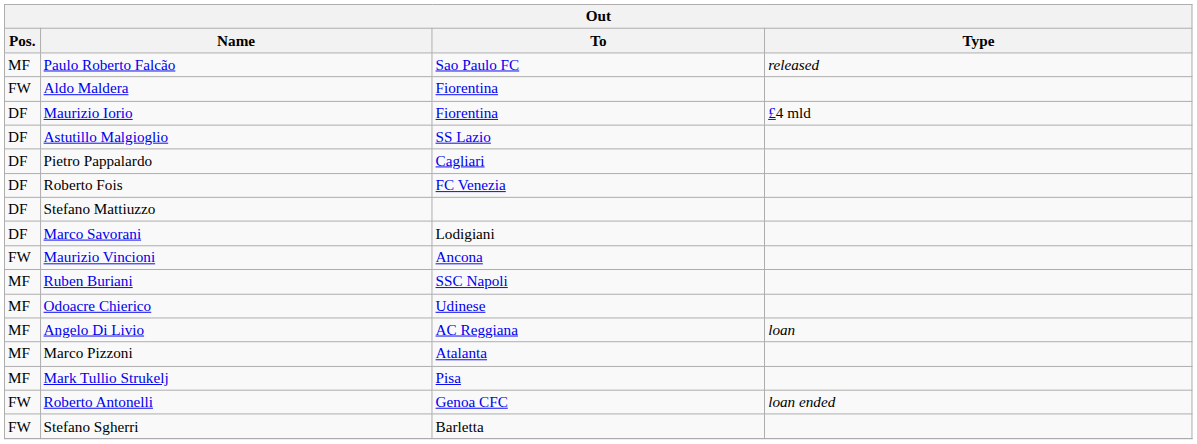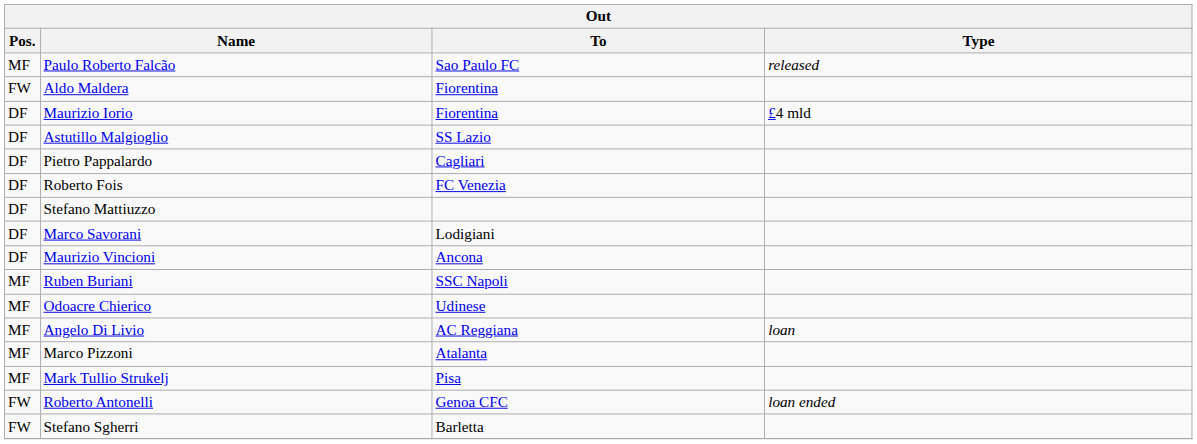(19, 257) FW -> (18, 257) DF
